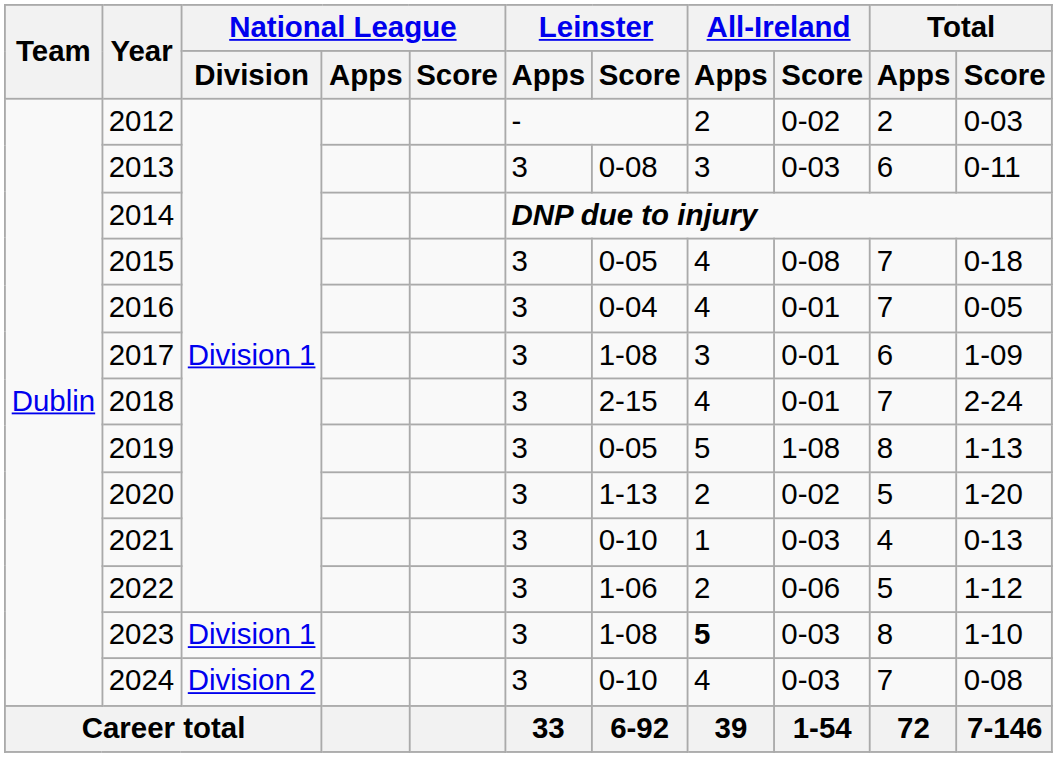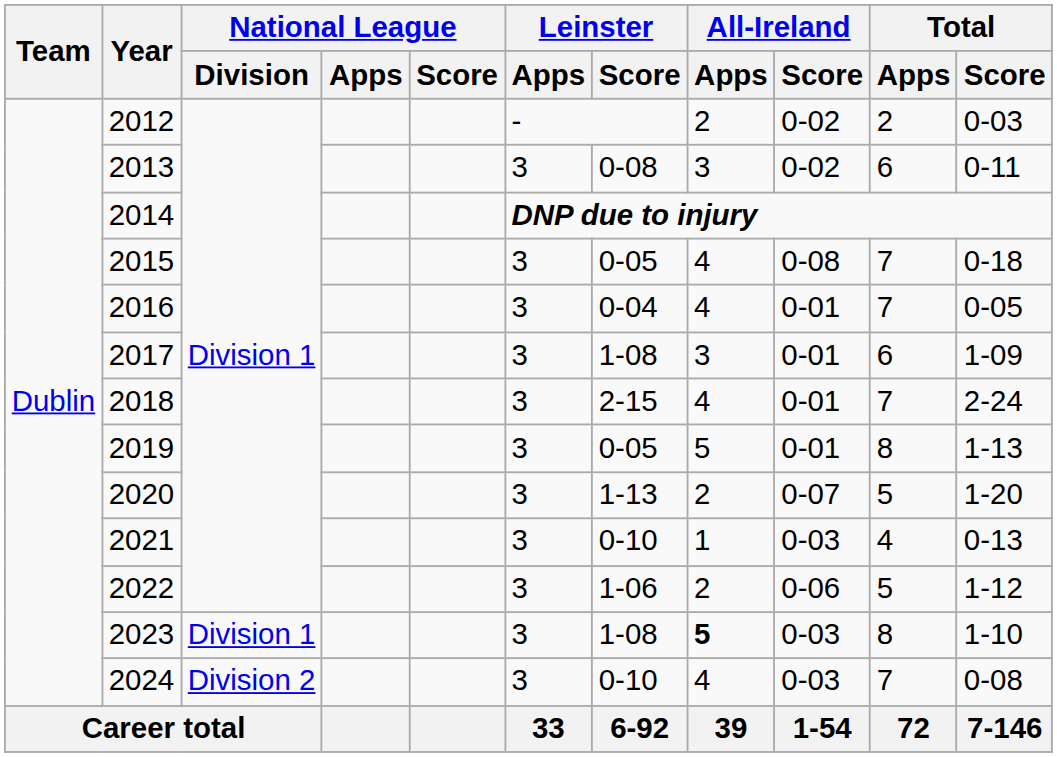(811, 167) 0-03 -> (811, 167) 0-02
(811, 448) 1-08 -> (811, 448) 0-01
(811, 494) 0-02 -> (811, 494) 0-07
